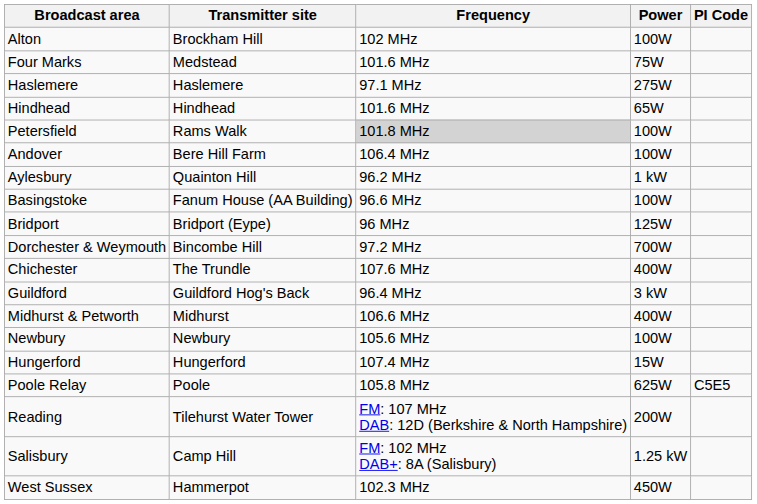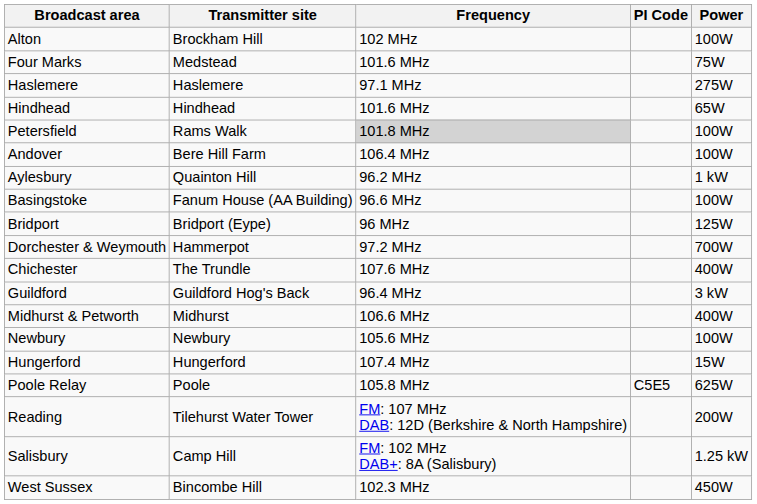columns swapped: (660, 16) <-> (721, 16)
(217, 246) Bincombe Hill -> (211, 246) Hammerpot
(211, 487) Hammerpot -> (217, 487) Bincombe Hill
